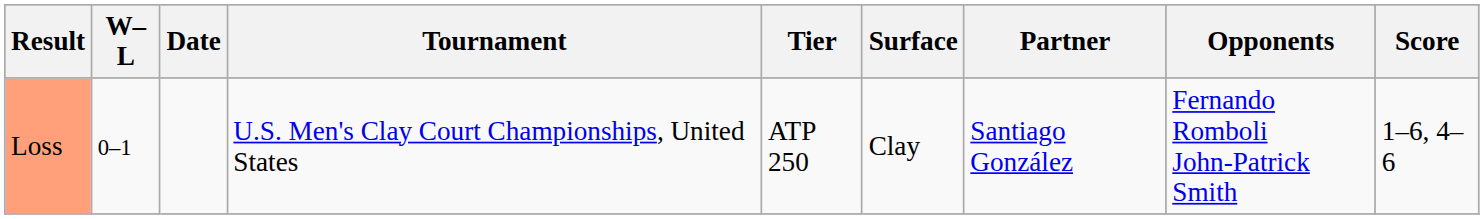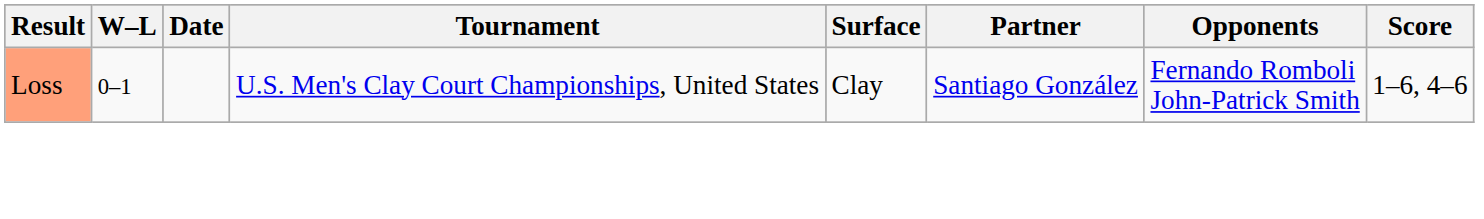- column: (812, 41)
